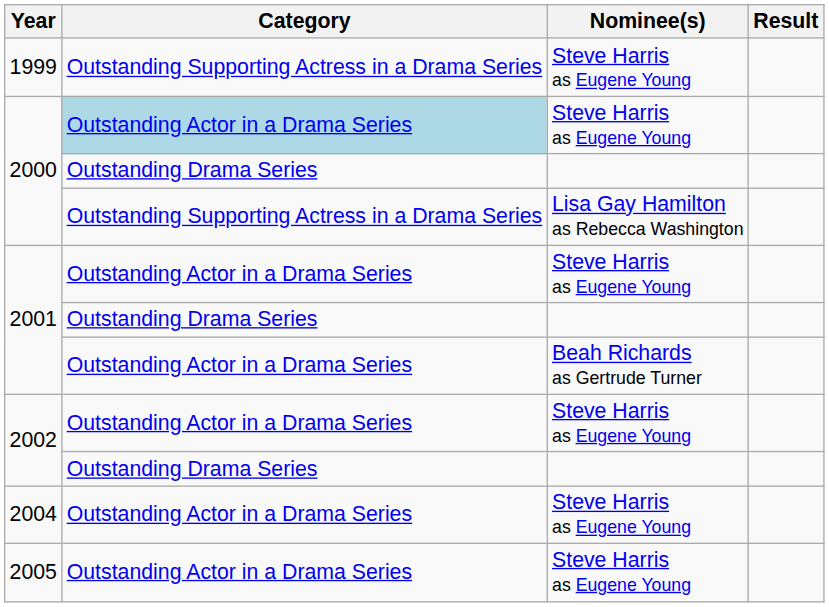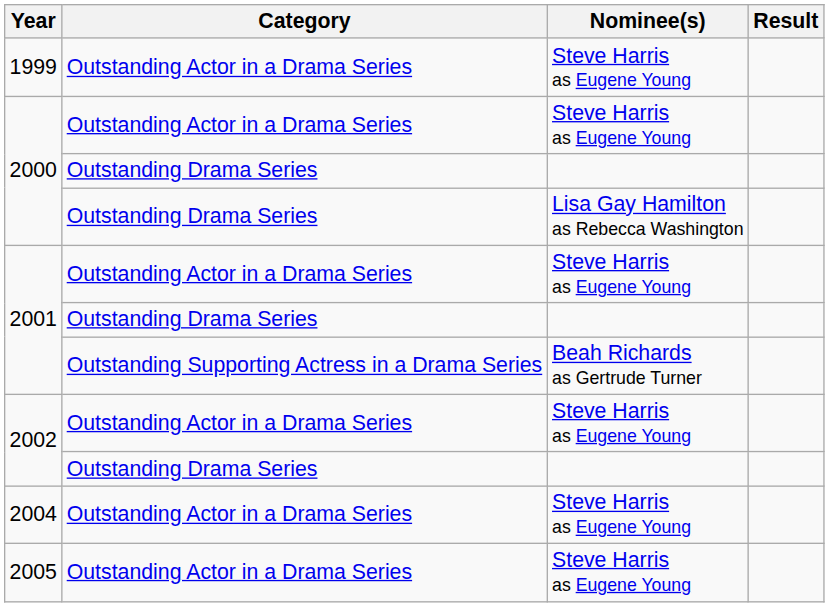(304, 67) Outstanding Supporting Actress in a Drama Series -> (239, 67) Outstanding Actor in a Drama Series
(239, 124) lightblue background -> (239, 124) no background
(304, 216) Outstanding Supporting Actress in a Drama Series -> (192, 216) Outstanding Drama Series
(239, 365) Outstanding Actor in a Drama Series -> (304, 365) Outstanding Supporting Actress in a Drama Series
